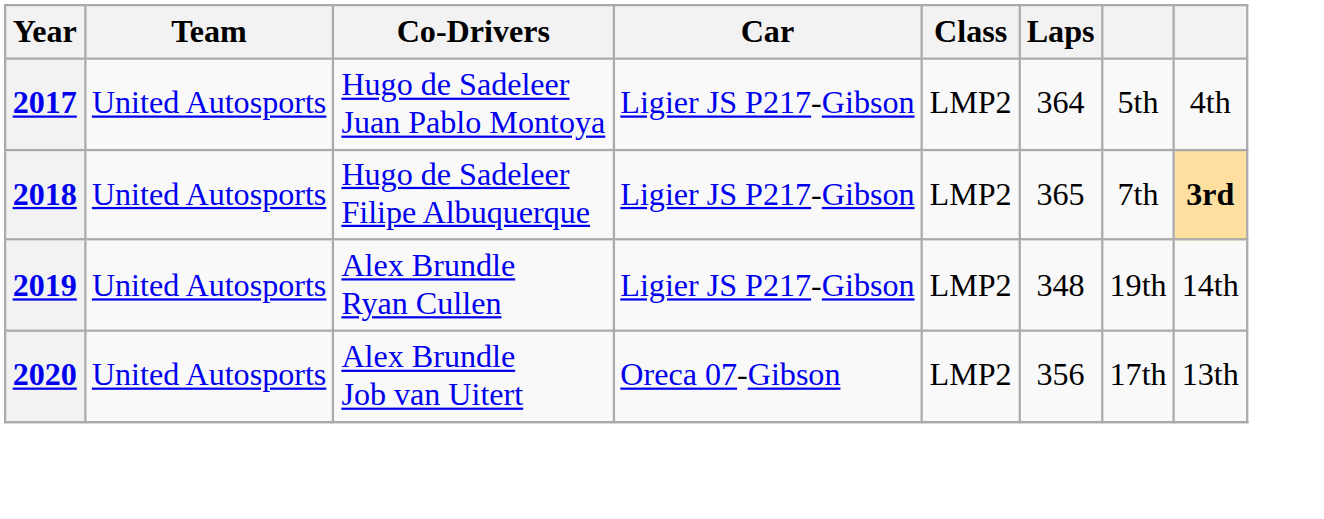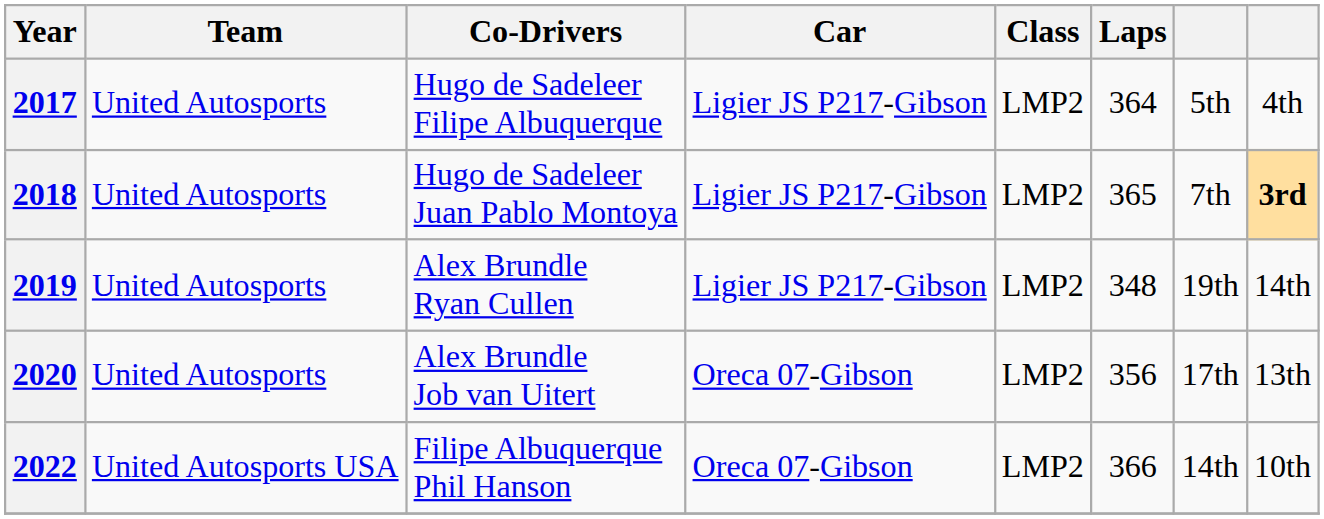(473, 103) Hugo de Sadeleer Juan Pablo Montoya -> (538, 103) Hugo de Sadeleer Filipe Albuquerque
(466, 194) Hugo de Sadeleer Filipe Albuquerque -> (546, 194) Hugo de Sadeleer Juan Pablo Montoya
+ row: (45, 466)
